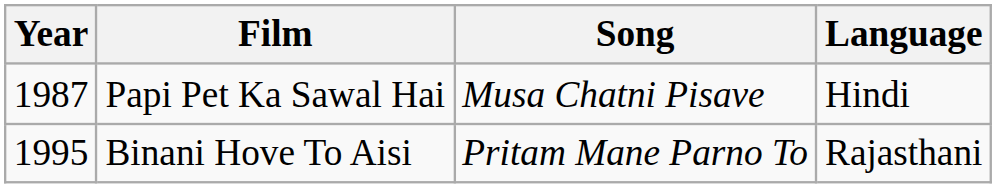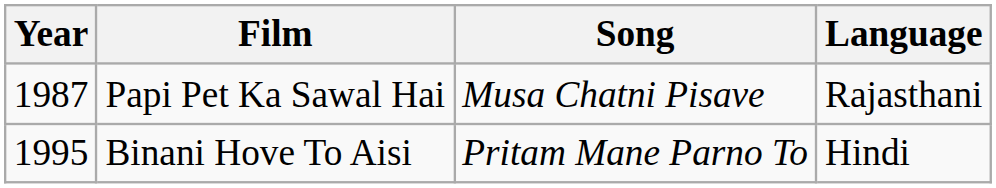(868, 93) Hindi -> (904, 93) Rajasthani
(904, 152) Rajasthani -> (868, 152) Hindi
